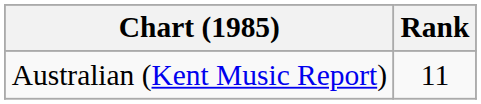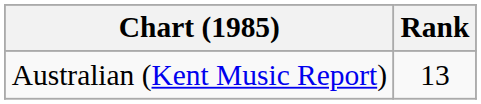(435, 74) 11 -> (435, 74) 13
